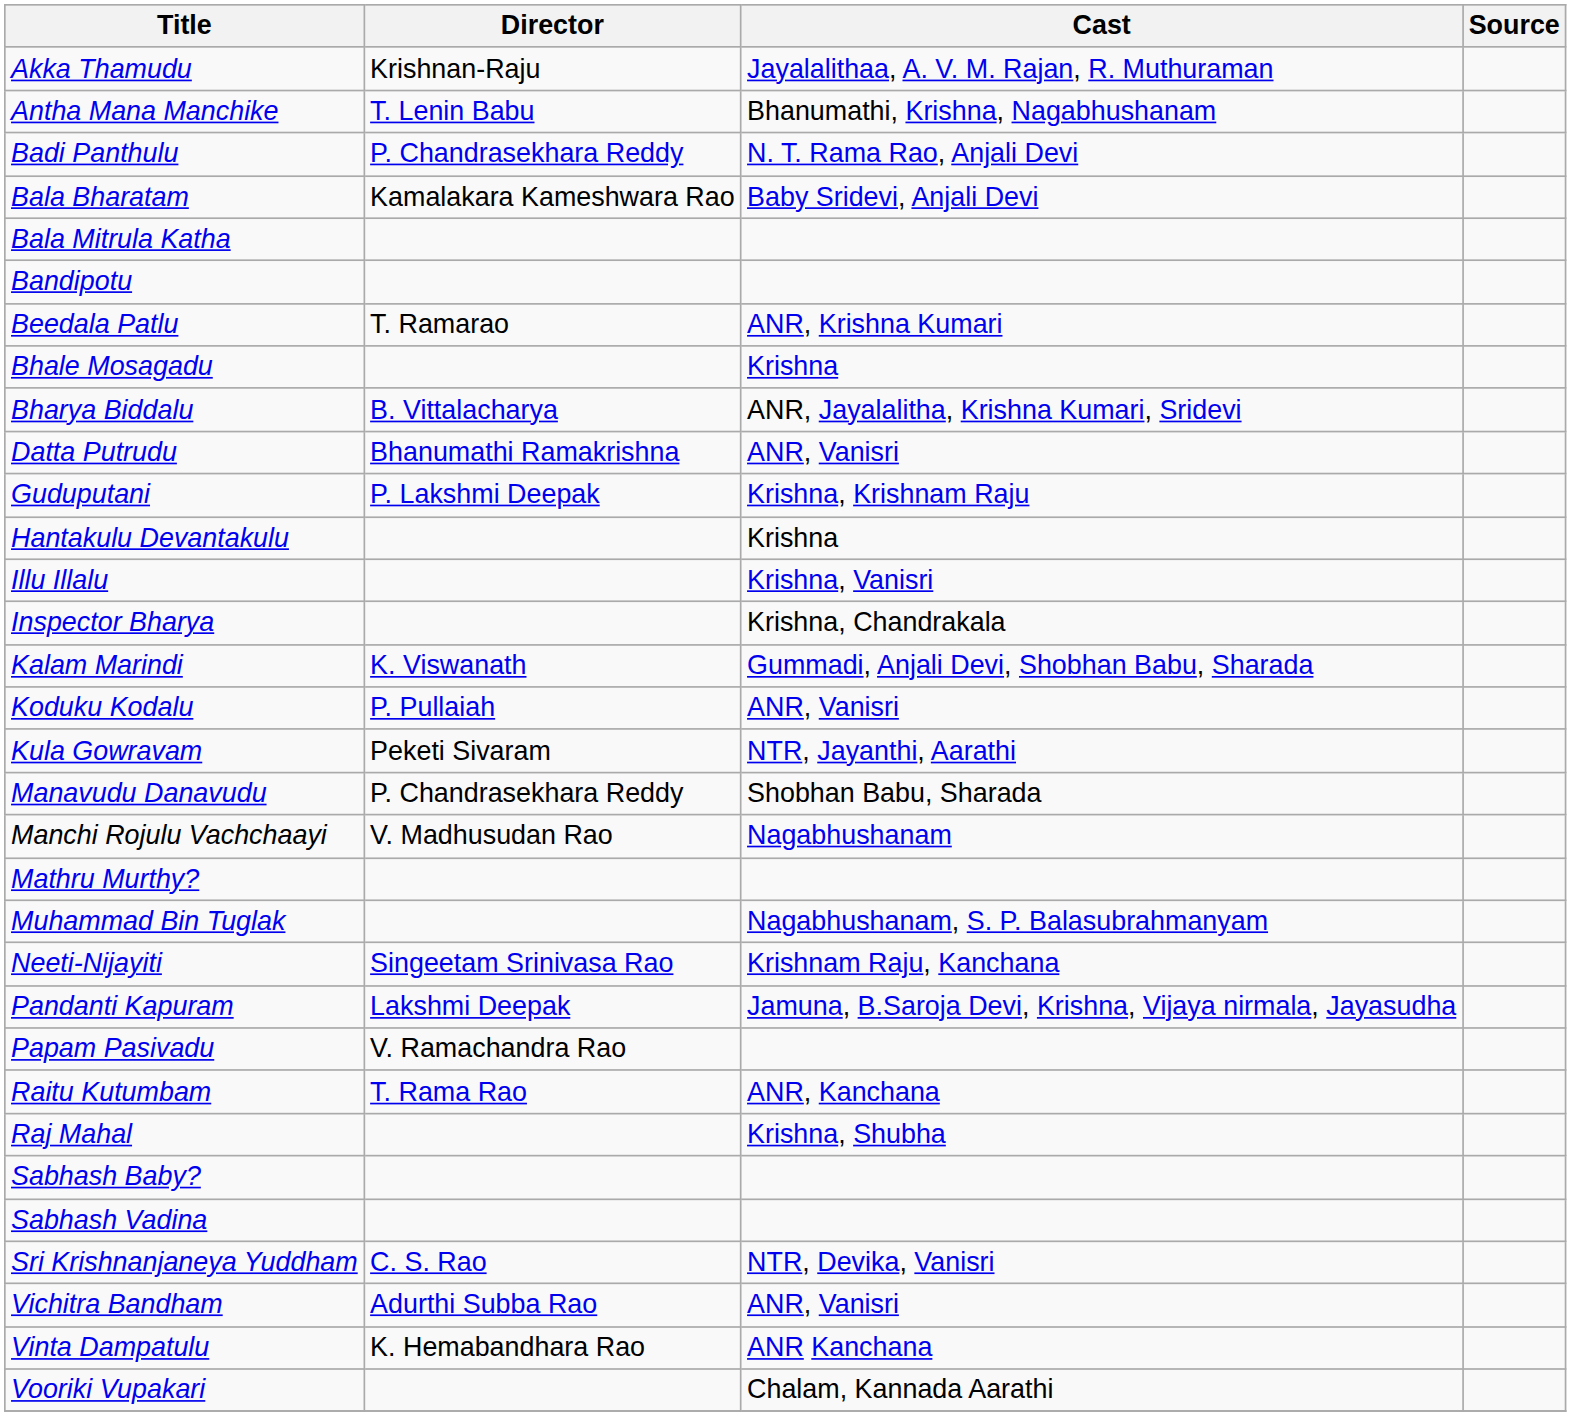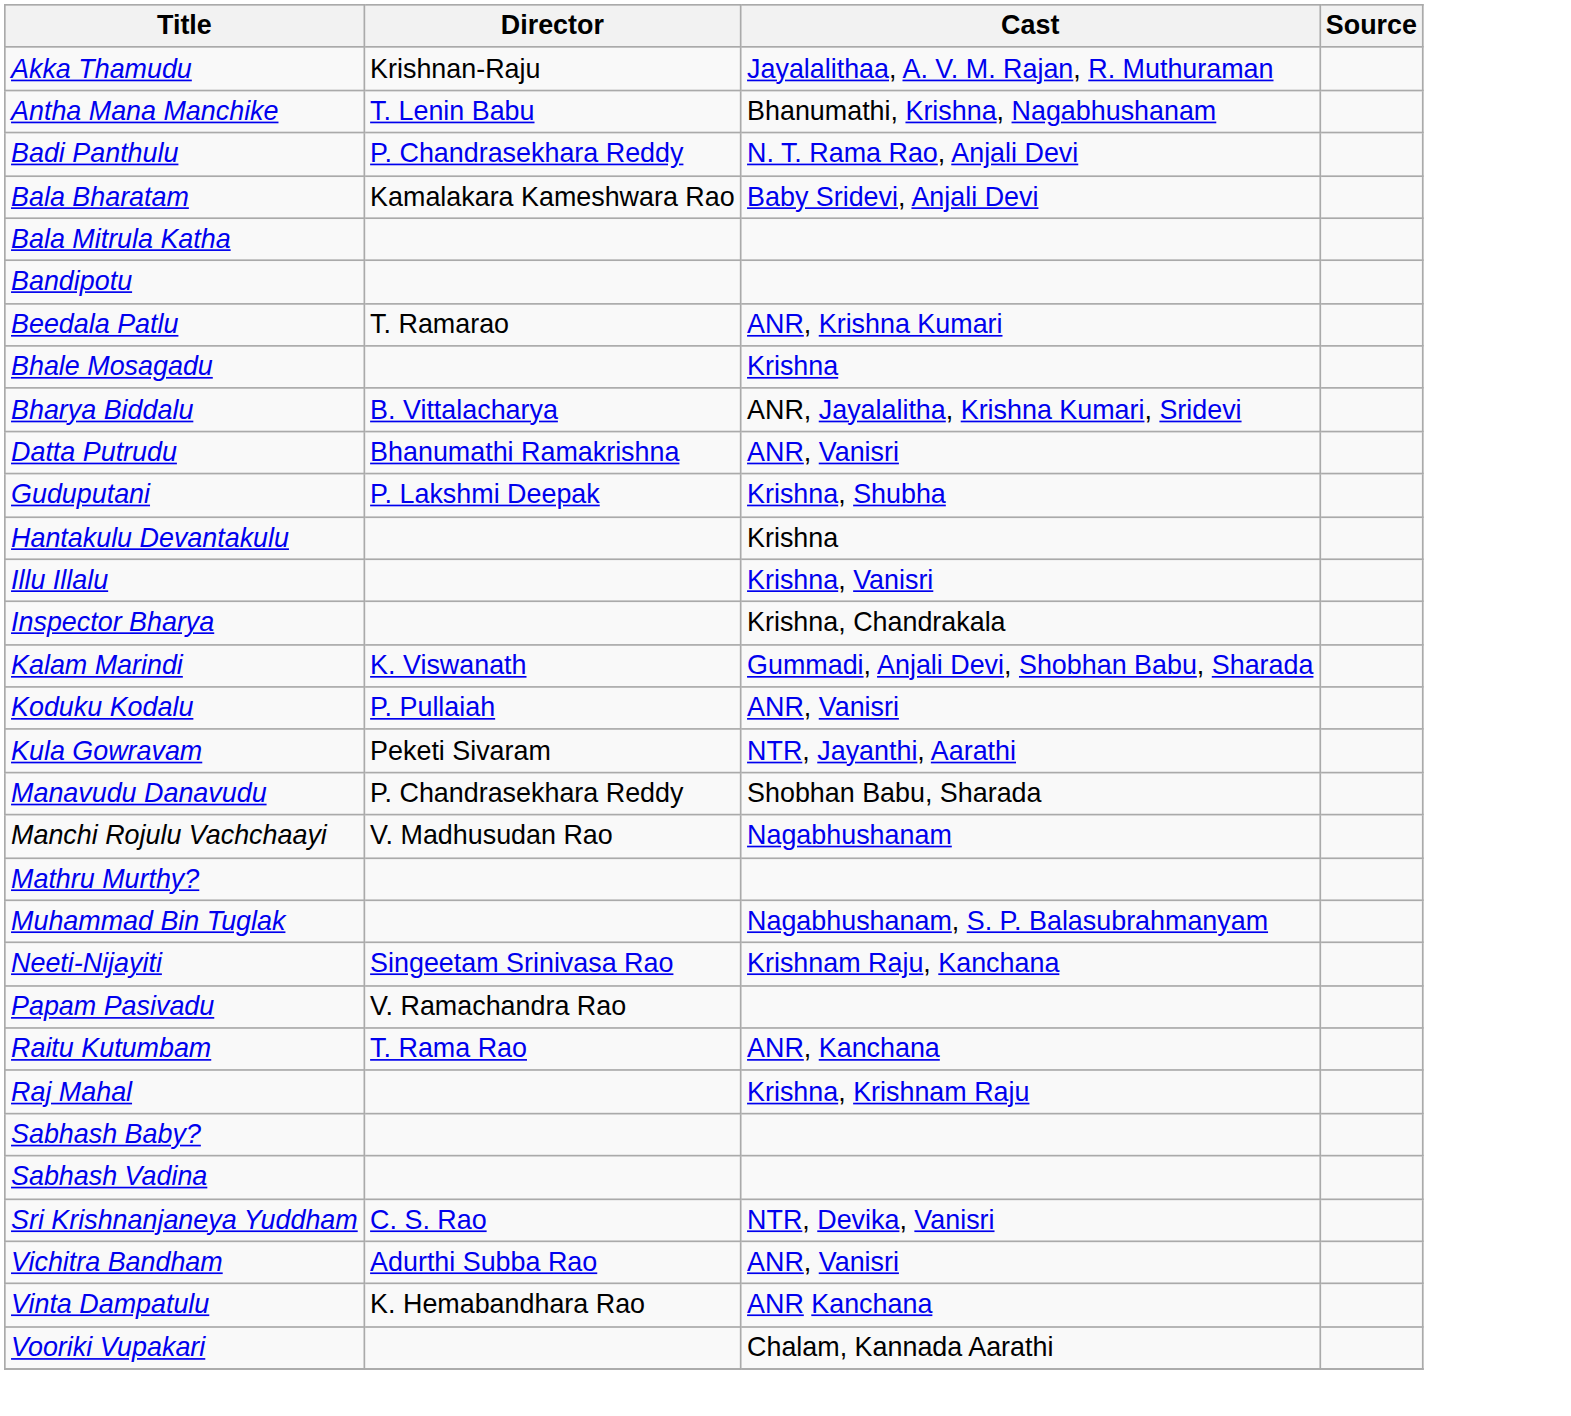(888, 494) Krishna, Krishnam Raju -> (846, 494) Krishna, Shubha
- row: (122, 1006)
(846, 1134) Krishna, Shubha -> (888, 1091) Krishna, Krishnam Raju
